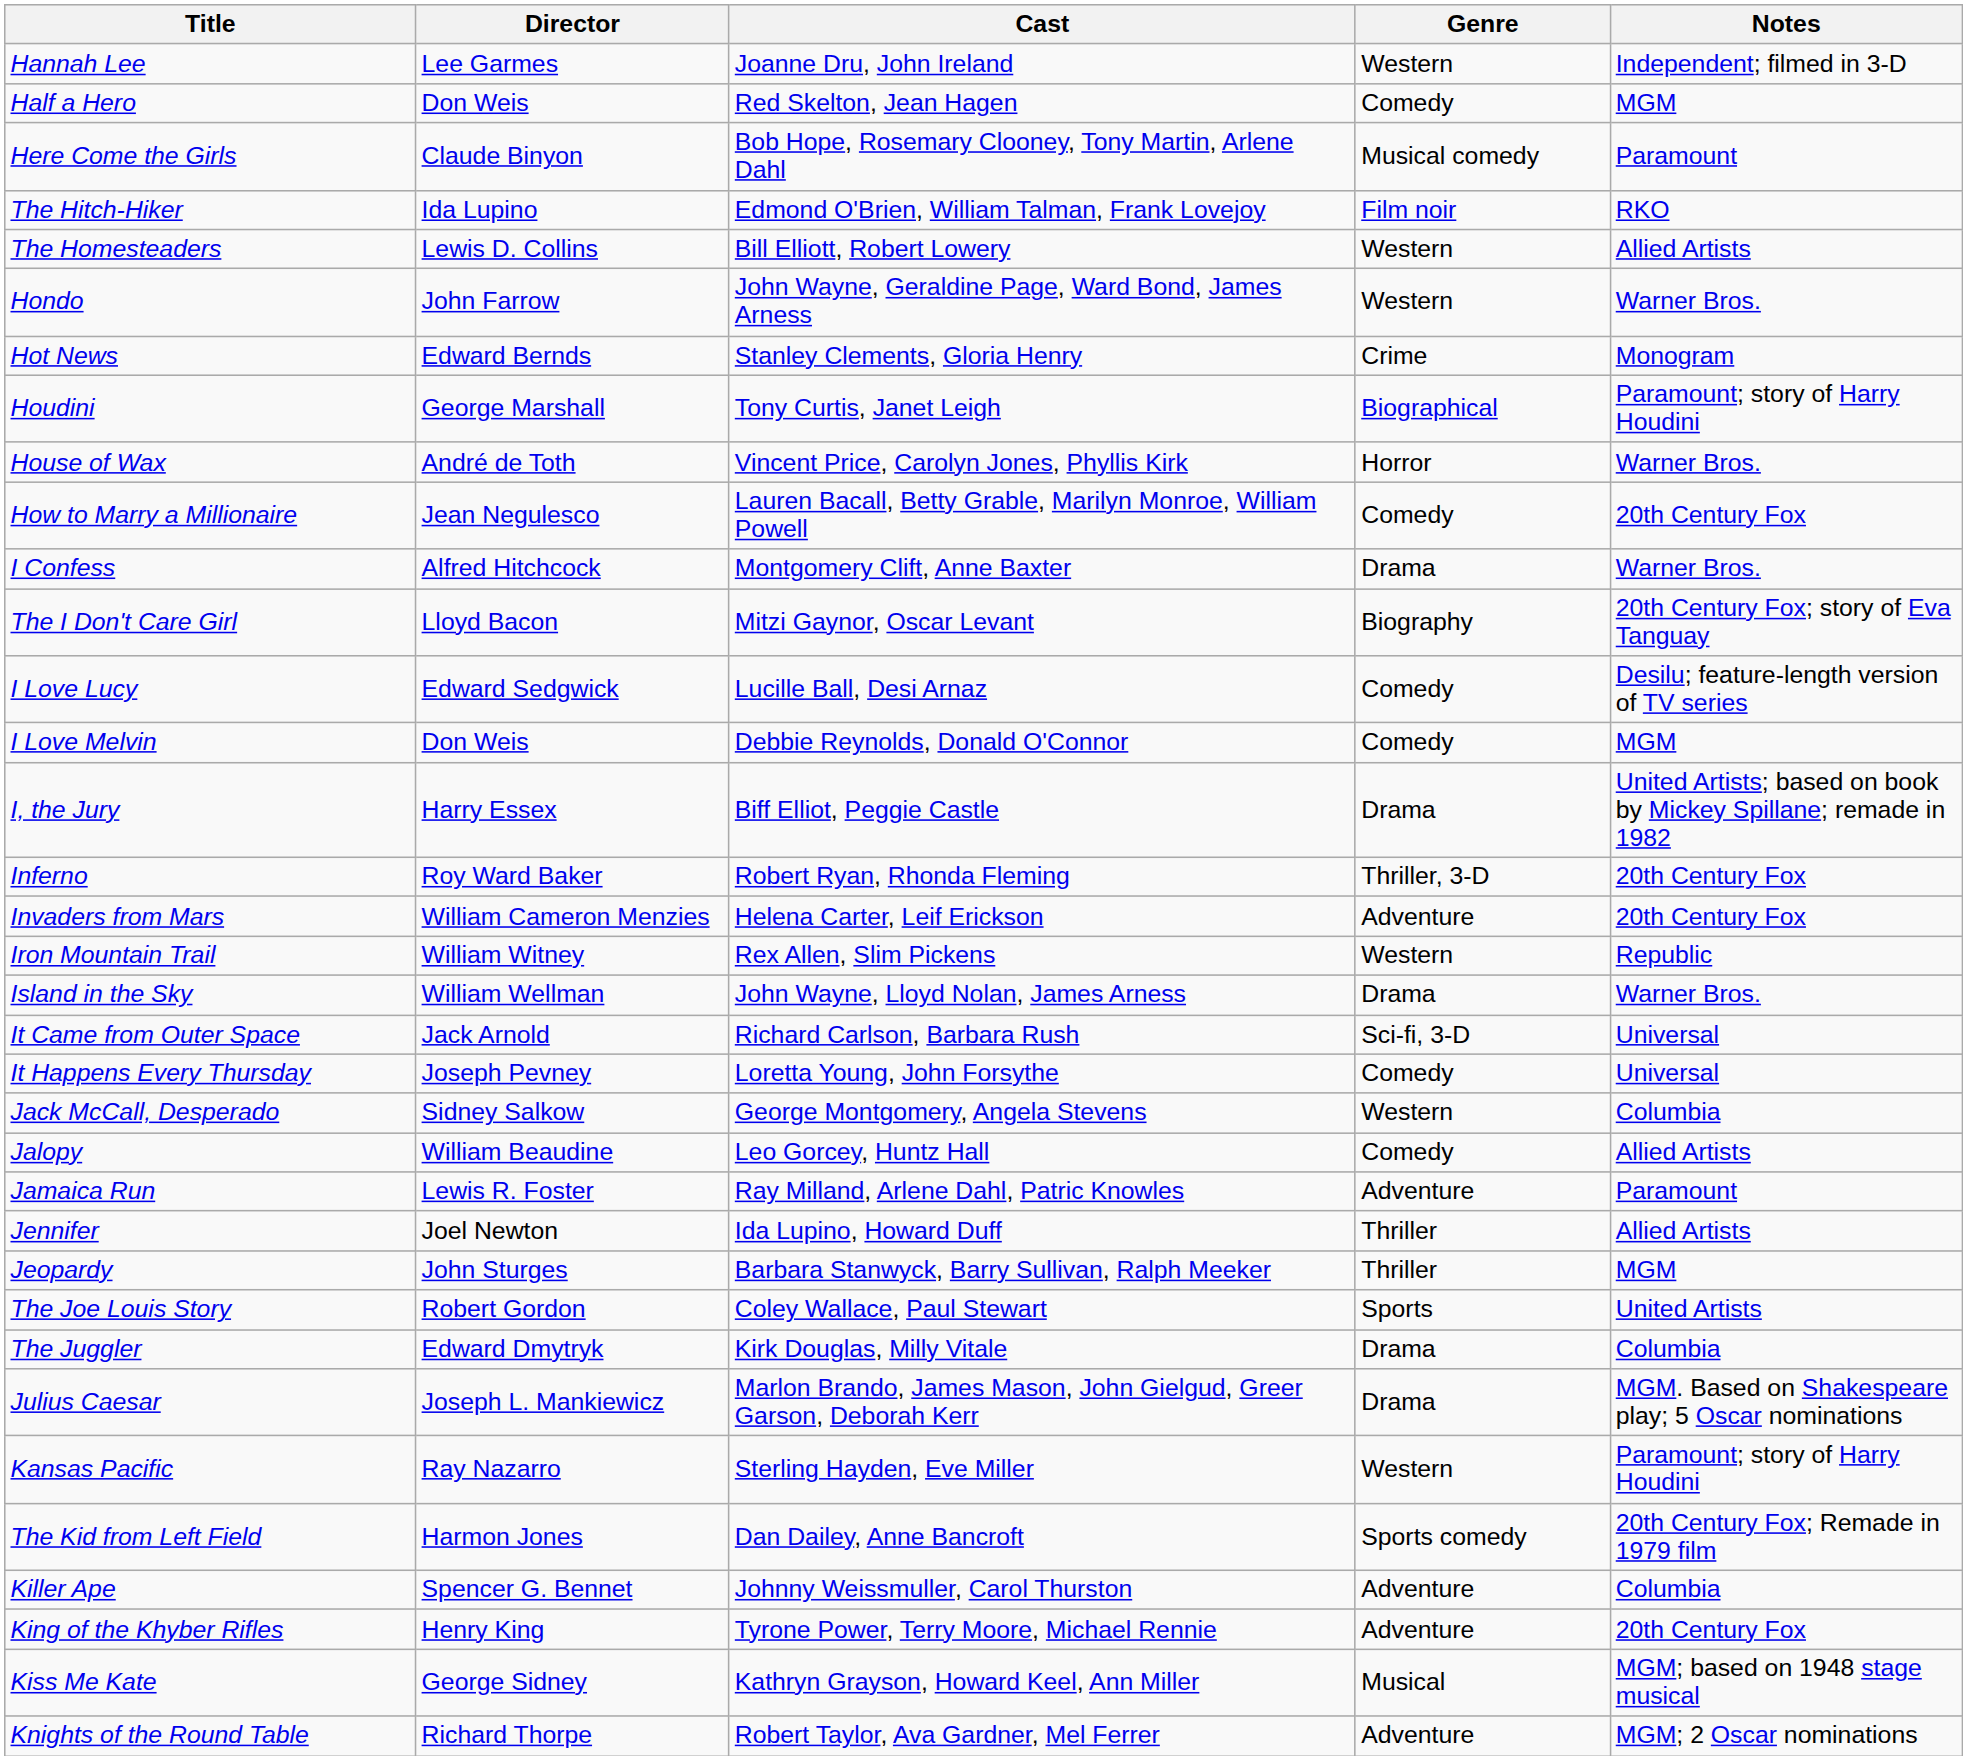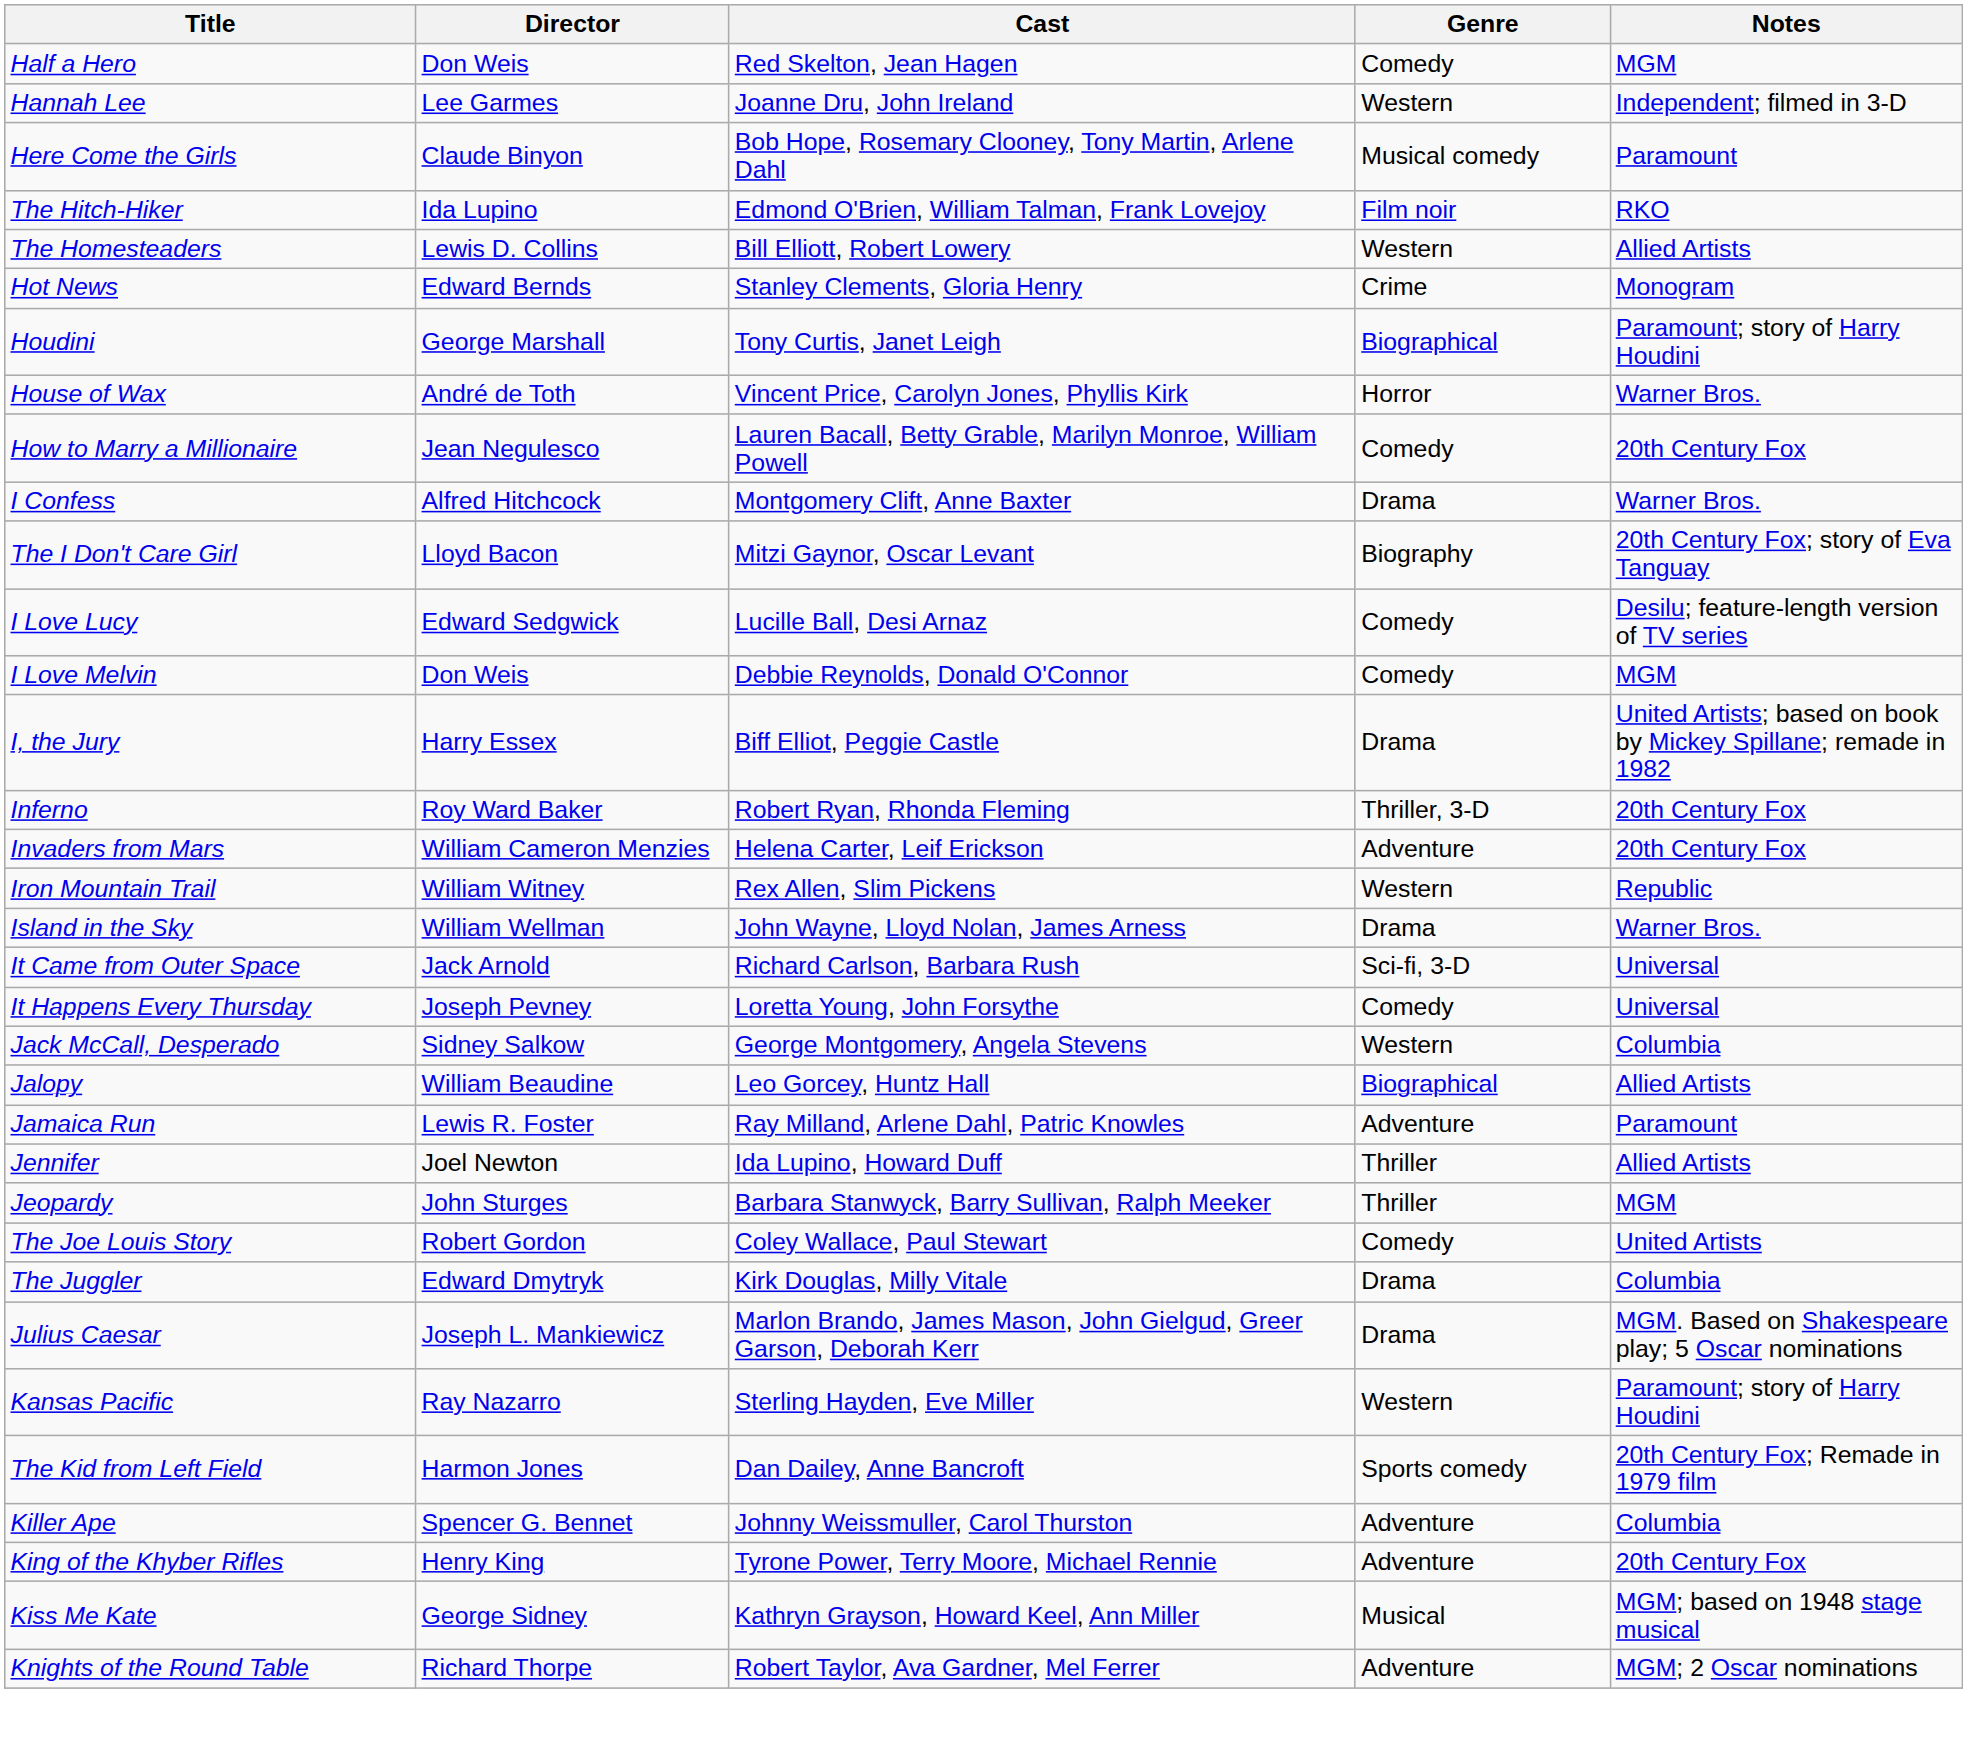rows swapped: (73, 102) <-> (78, 63)
- row: (47, 302)
(1407, 1151) Comedy -> (1429, 1084) Biographical
(1397, 1309) Sports -> (1407, 1242) Comedy
